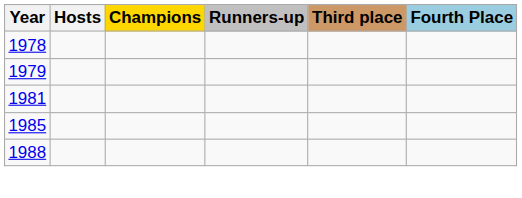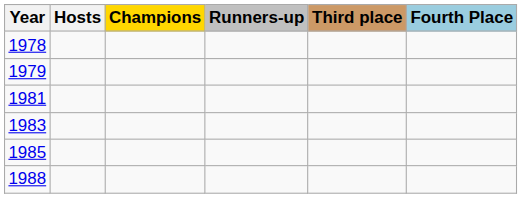+ row: (27, 125)
